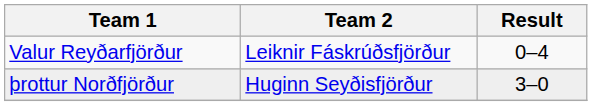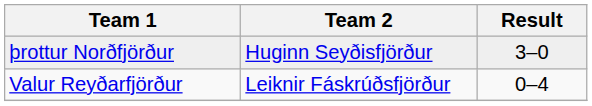rows swapped: (96, 52) <-> (92, 84)
